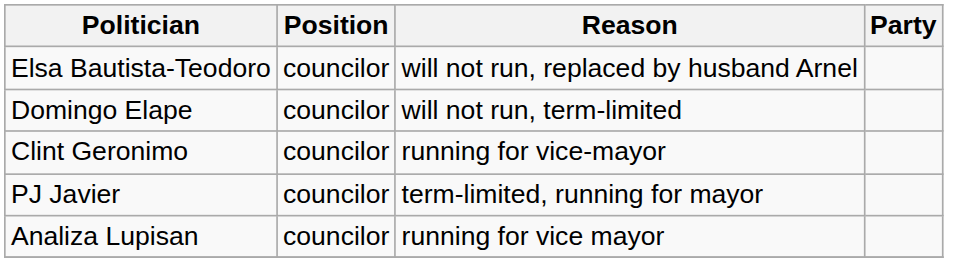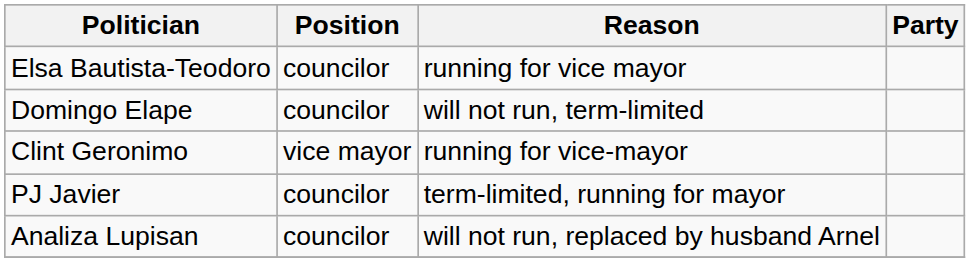(630, 67) will not run, replaced by husband Arnel -> (555, 67) running for vice mayor
(336, 151) councilor -> (347, 151) vice mayor
(533, 236) running for vice mayor -> (652, 236) will not run, replaced by husband Arnel
